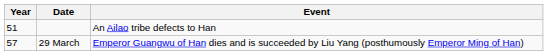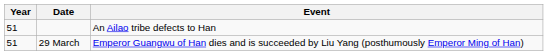(12, 43) 57 -> (12, 43) 51
